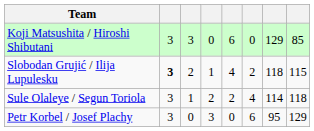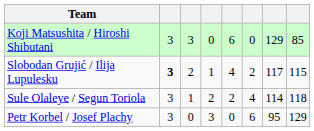(274, 72) 118 -> (274, 72) 117
